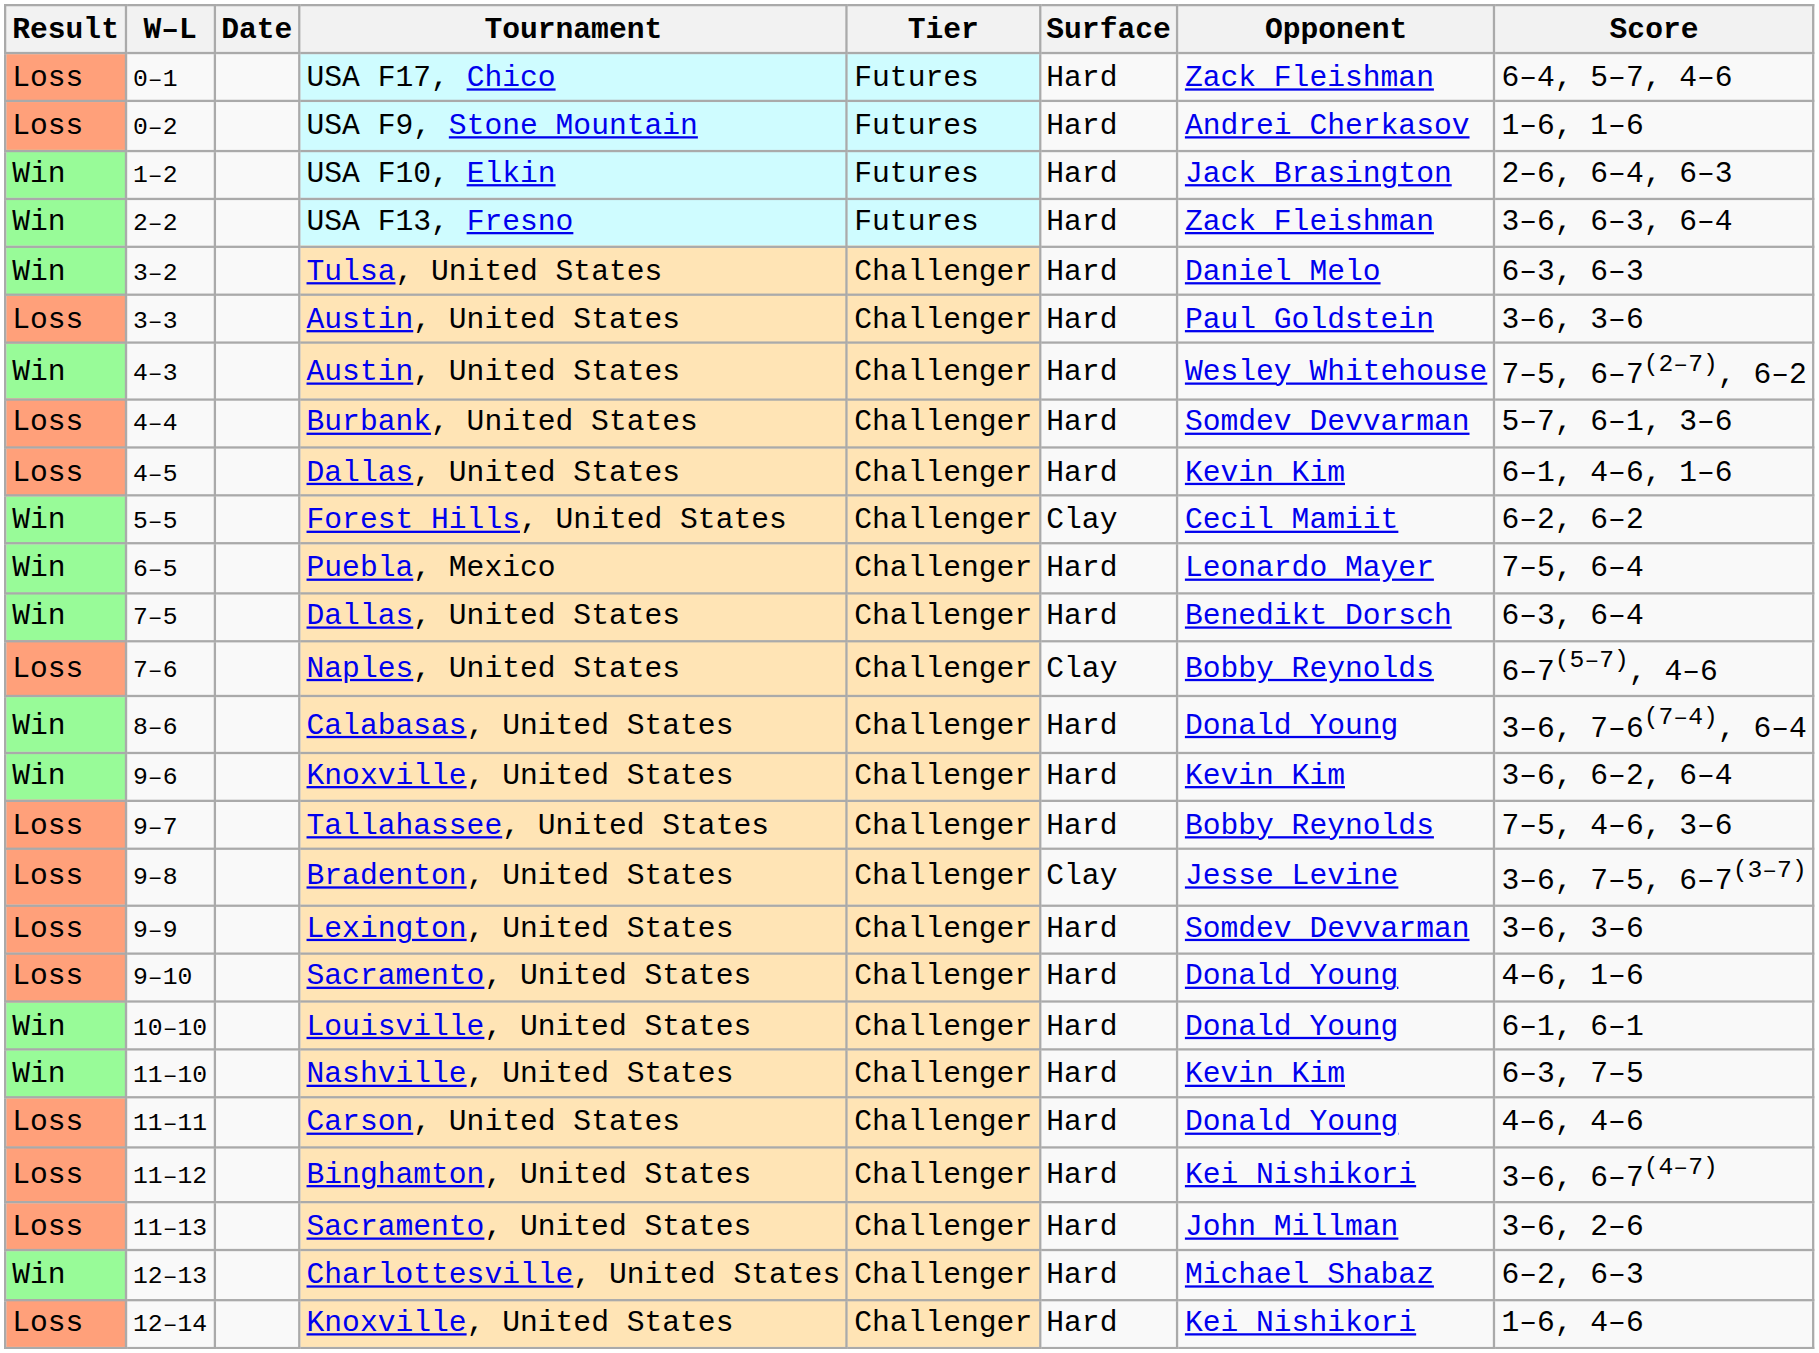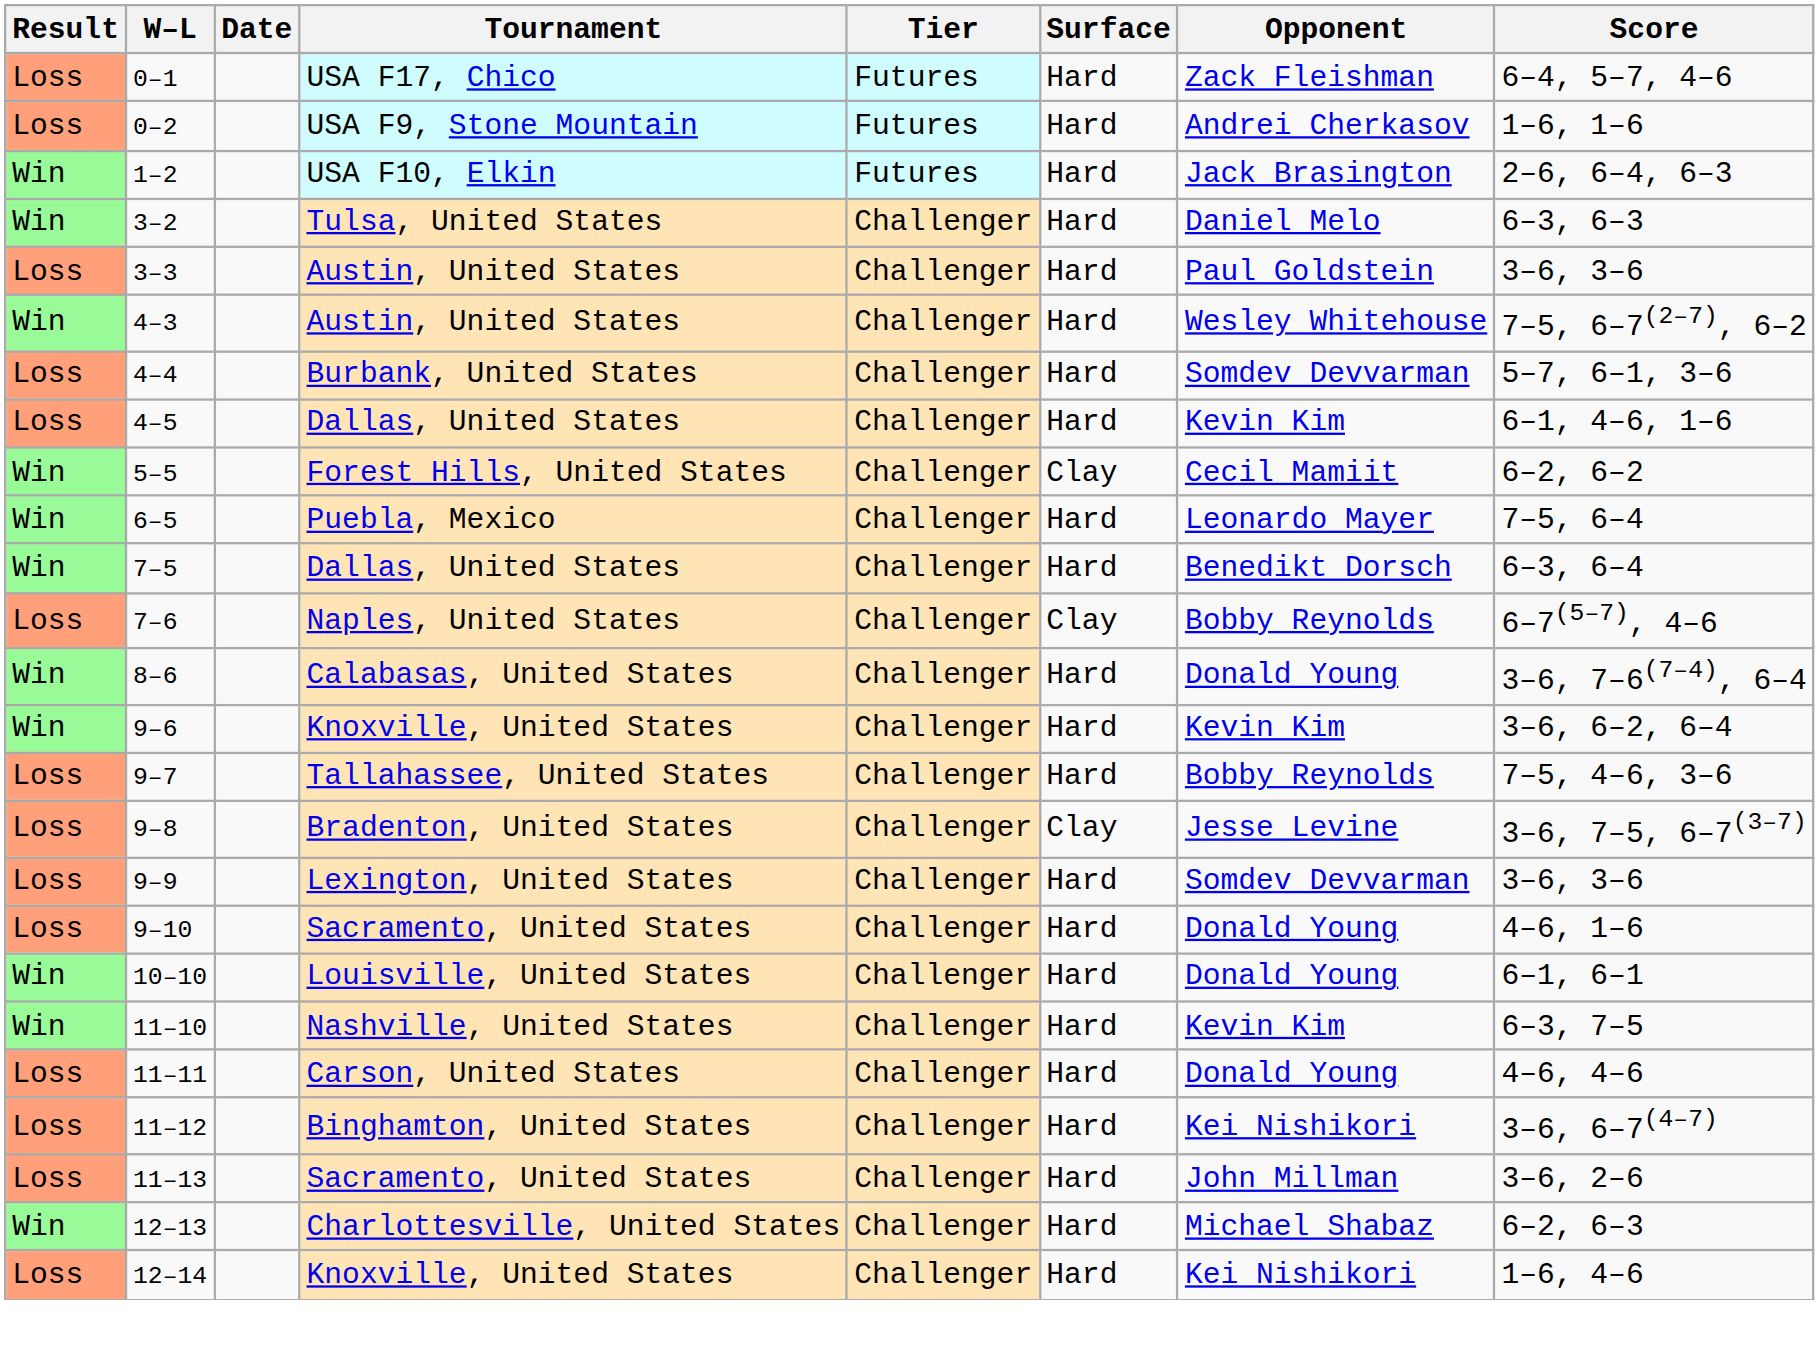- row: (155, 224)
